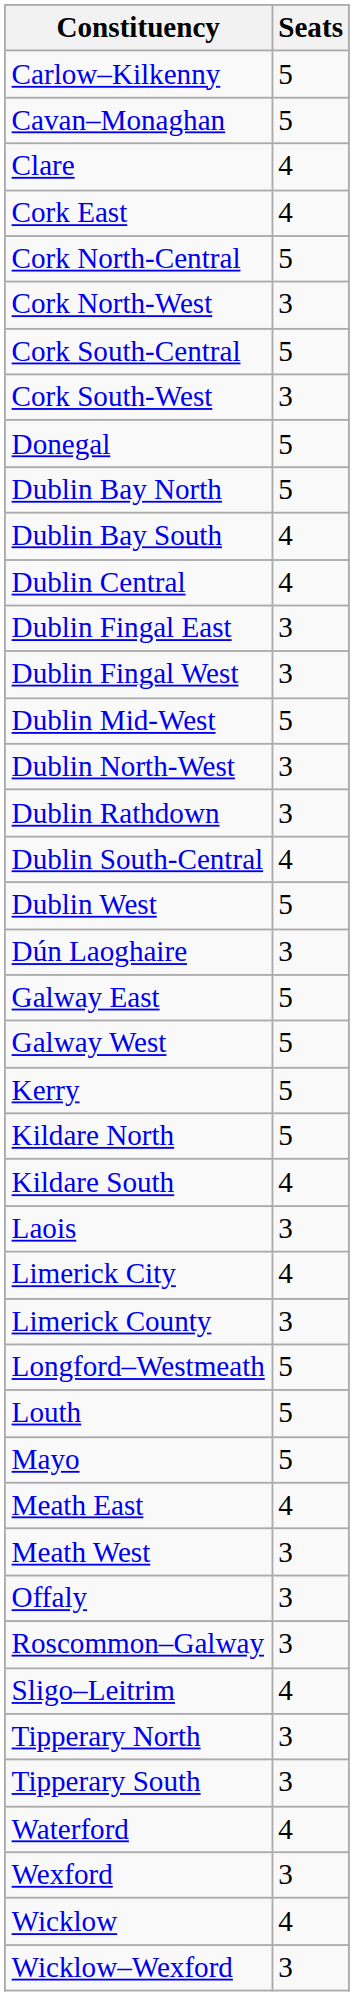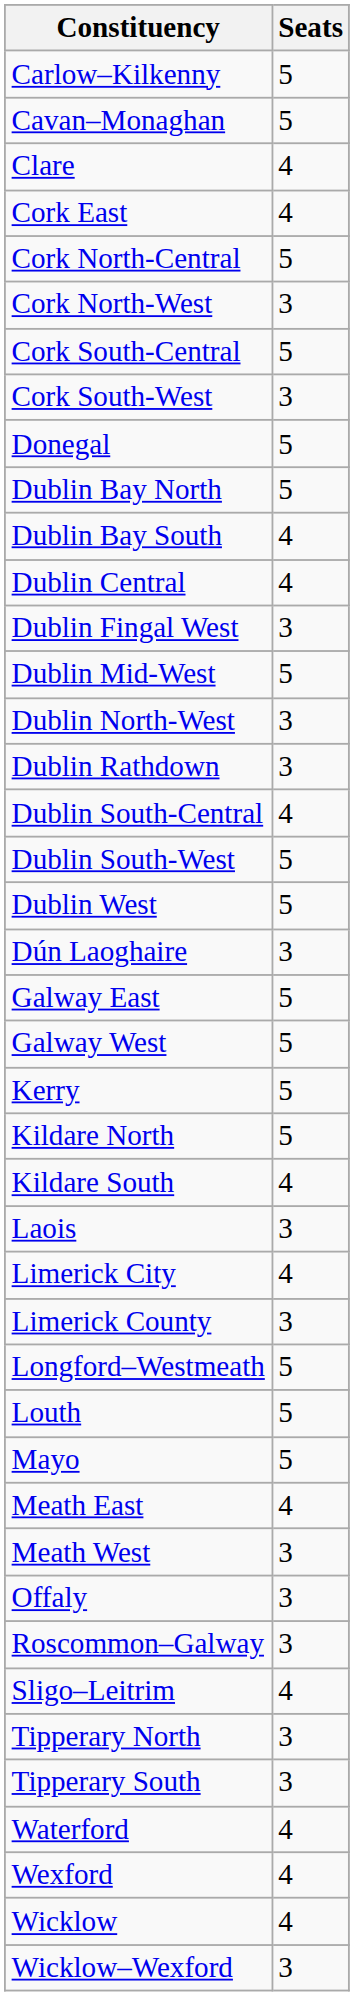- row: (122, 627)
+ row: (123, 858)
(286, 1874) 3 -> (286, 1874) 4
